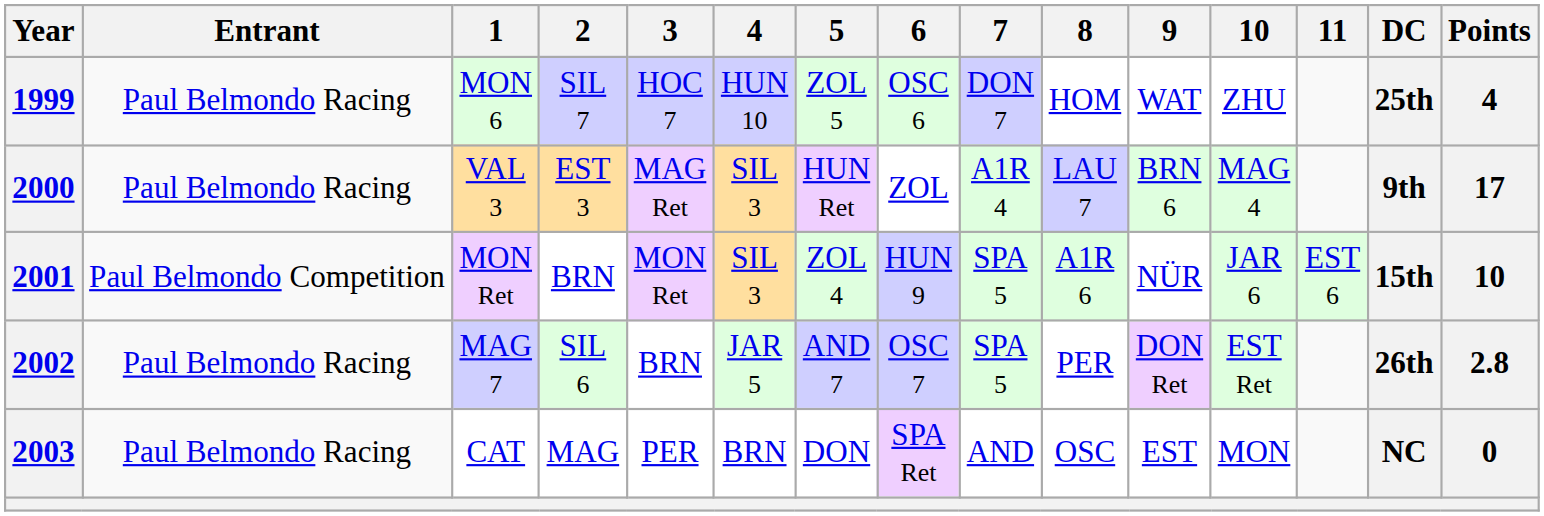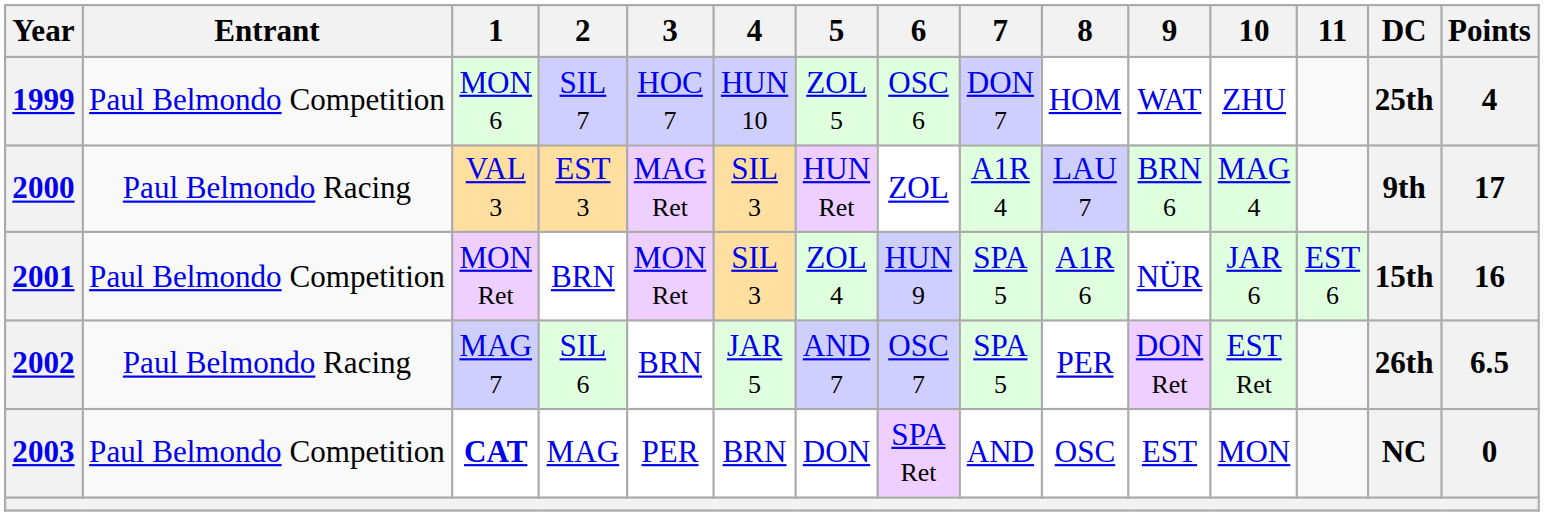(267, 100) Paul Belmondo Racing -> (267, 100) Paul Belmondo Competition
(1490, 276) 10 -> (1490, 276) 16
(1490, 364) 2.8 -> (1490, 364) 6.5
(267, 452) Paul Belmondo Racing -> (267, 452) Paul Belmondo Competition
(496, 452) normal -> (496, 452) bold
